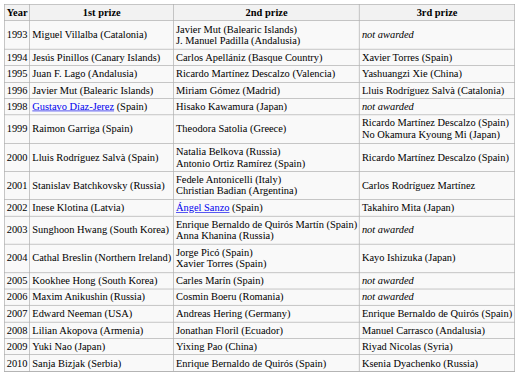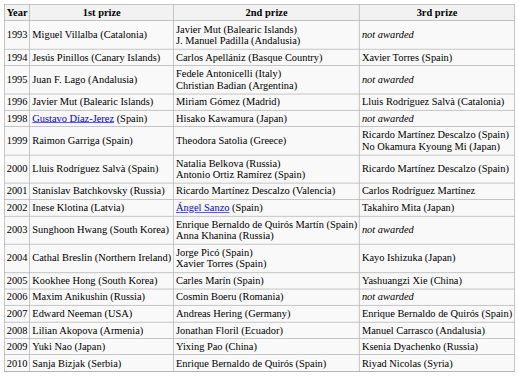(256, 73) Ricardo Martínez Descalzo (Valencia) -> (237, 79) Fedele Antonicelli (Italy) Christian Badian (Argentina)
(412, 73) Yashuangzi Xie (China) -> (388, 79) not awarded
(237, 185) Fedele Antonicelli (Italy) Christian Badian (Argentina) -> (256, 191) Ricardo Martínez Descalzo (Valencia)
(388, 280) not awarded -> (412, 280) Yashuangzi Xie (China)
(407, 346) Riyad Nicolas (Syria) -> (420, 346) Ksenia Dyachenko (Russia)
(420, 363) Ksenia Dyachenko (Russia) -> (407, 363) Riyad Nicolas (Syria)
